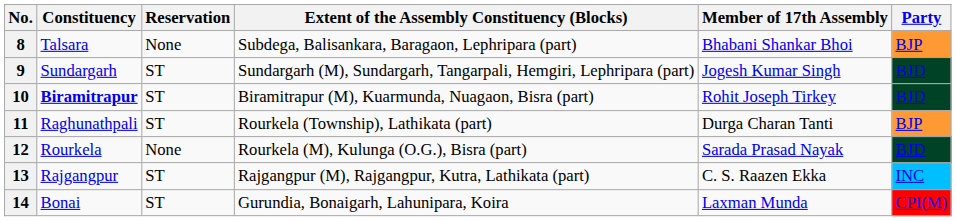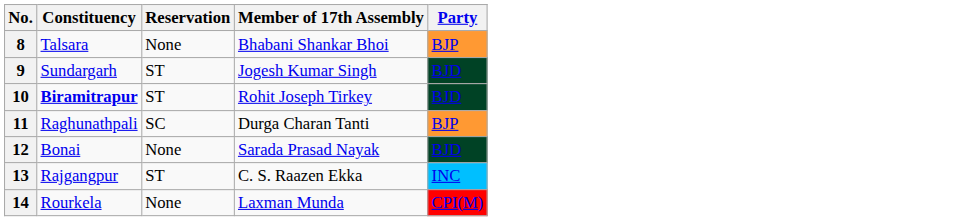- column: (466, 17)
(155, 123) ST -> (155, 123) SC
(71, 149) Rourkela -> (60, 149) Bonai
(60, 202) Bonai -> (71, 202) Rourkela
(155, 202) ST -> (163, 202) None
